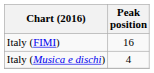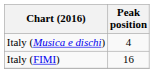rows swapped: (33, 42) <-> (56, 59)
